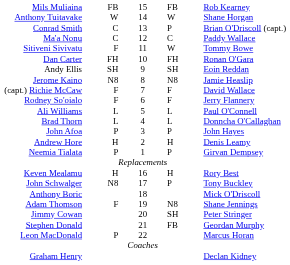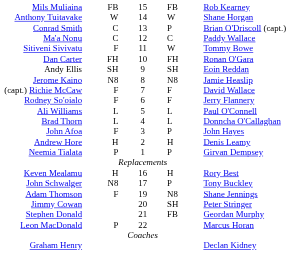(116, 131) P -> (116, 131) F
- row: (56, 194)
